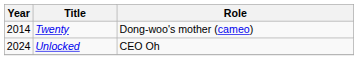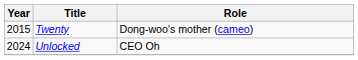(19, 30) 2014 -> (19, 30) 2015
